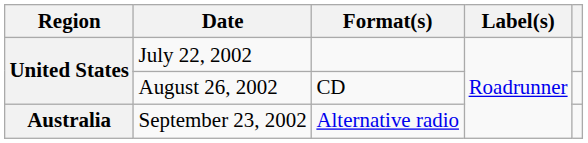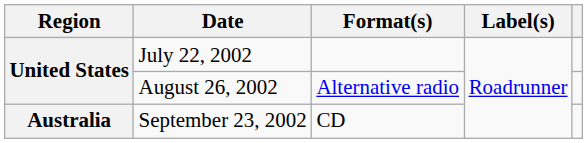(331, 87) CD -> (388, 87) Alternative radio
(388, 120) Alternative radio -> (331, 120) CD
